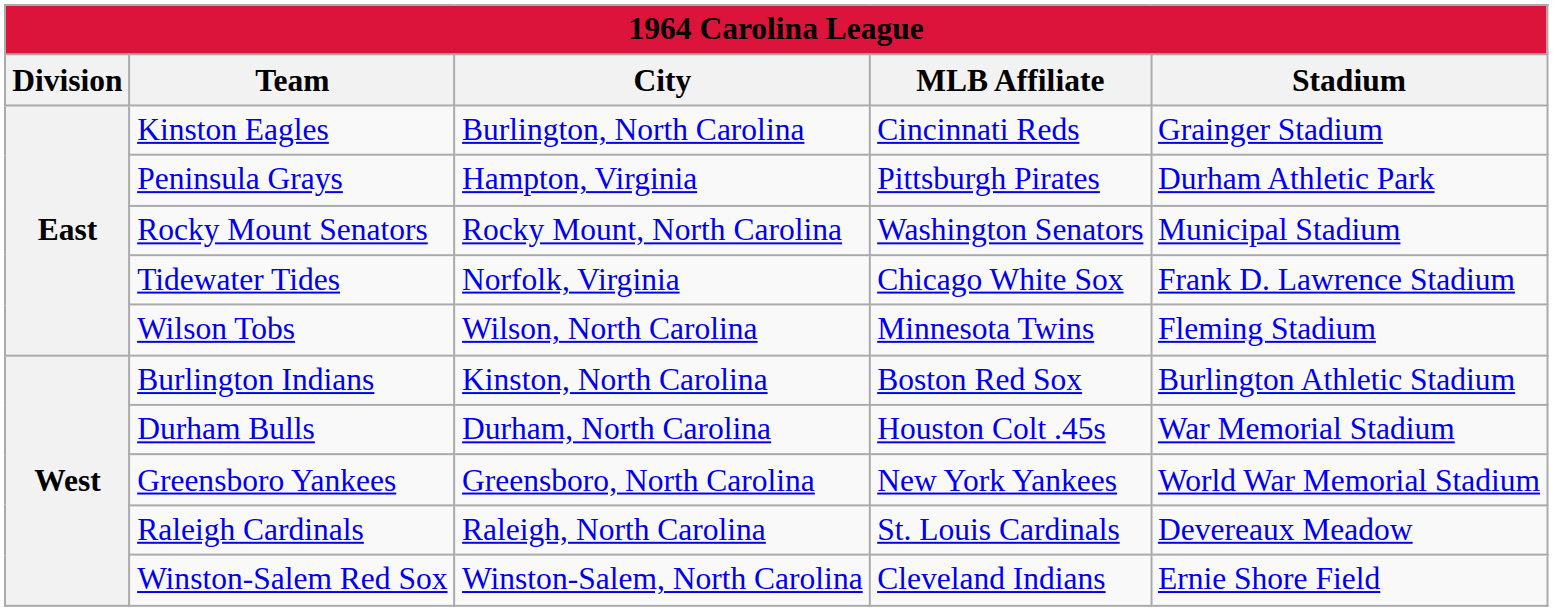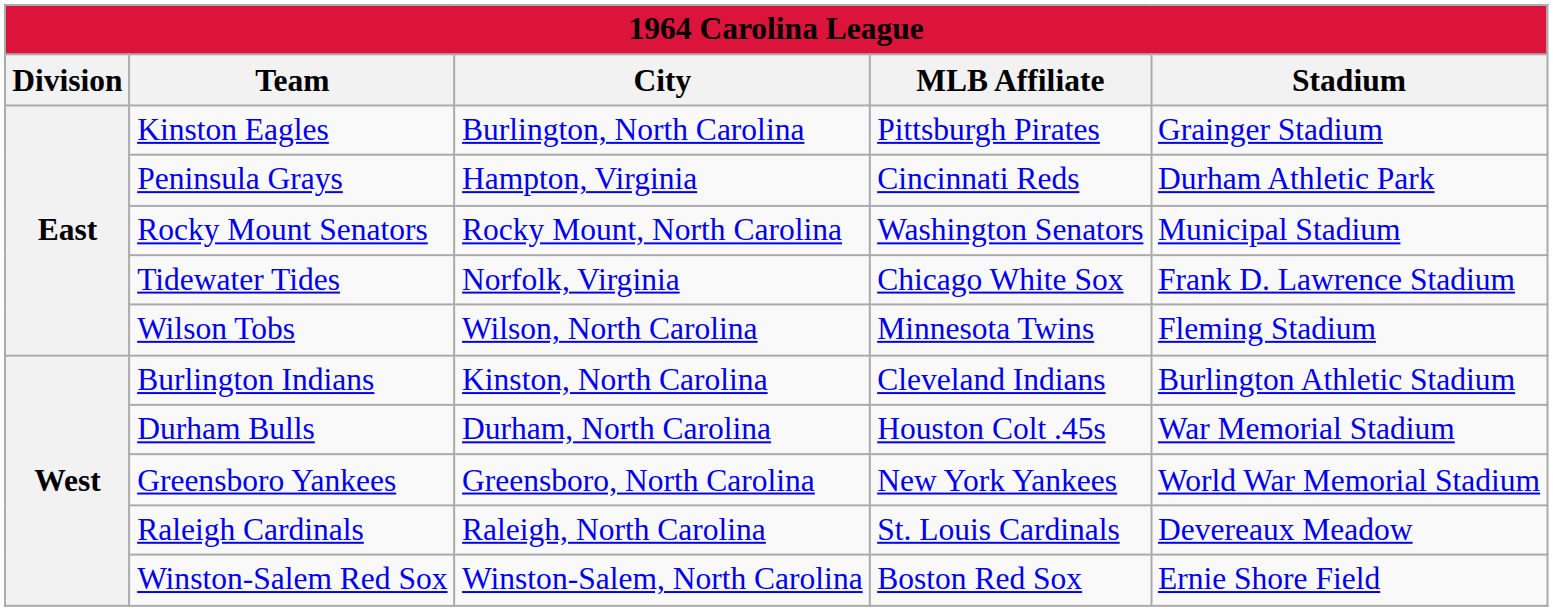(978, 129) Cincinnati Reds -> (989, 129) Pittsburgh Pirates
(989, 179) Pittsburgh Pirates -> (978, 179) Cincinnati Reds
(980, 379) Boston Red Sox -> (991, 379) Cleveland Indians
(991, 579) Cleveland Indians -> (980, 579) Boston Red Sox
